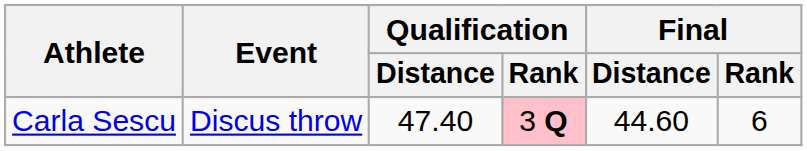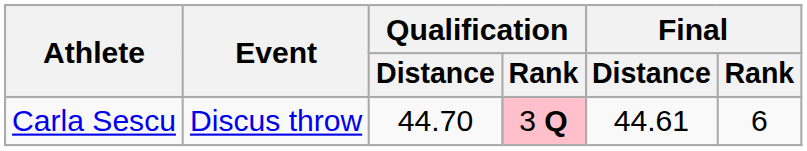(436, 122) 47.40 -> (436, 122) 44.70
(651, 122) 44.60 -> (651, 122) 44.61
